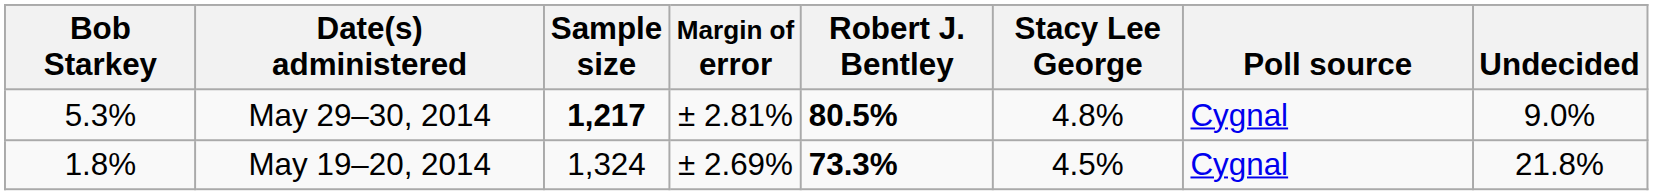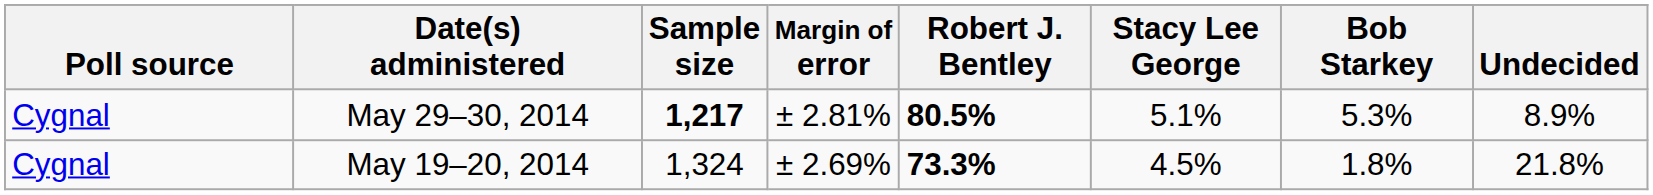columns swapped: (1328, 64) <-> (100, 47)
(1088, 114) 4.8% -> (1186, 114) 5.1%
(1559, 114) 9.0% -> (1559, 114) 8.9%
